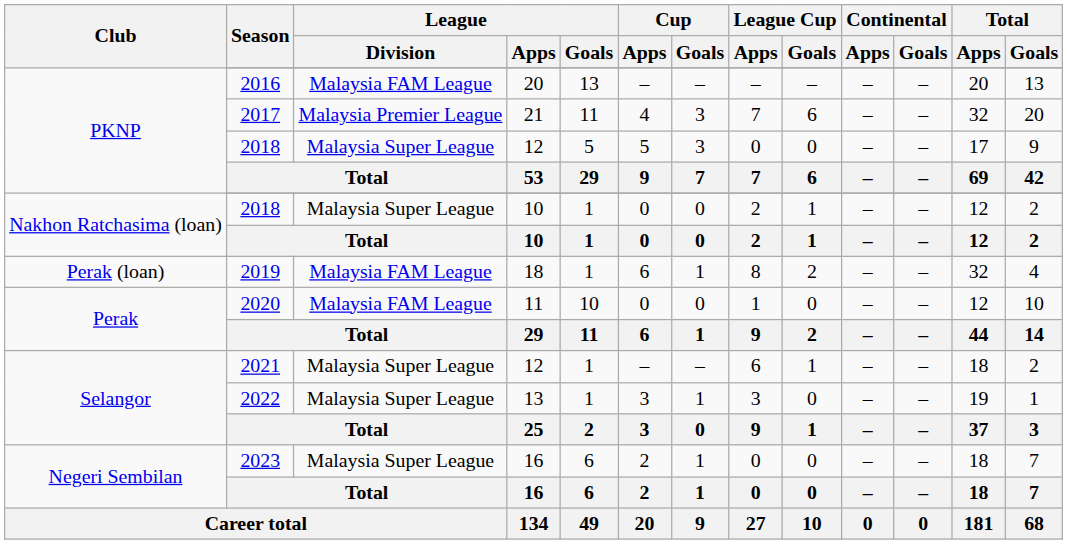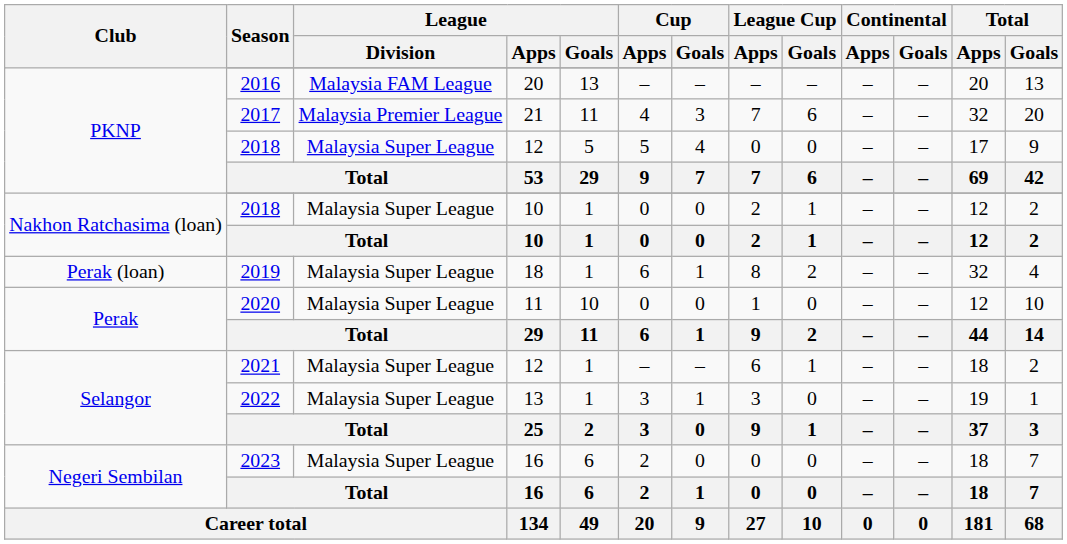(700, 146) 3 -> (700, 146) 4
(400, 271) Malaysia FAM League -> (400, 271) Malaysia Super League
(400, 303) Malaysia FAM League -> (400, 303) Malaysia Super League
(700, 460) 1 -> (700, 460) 0
